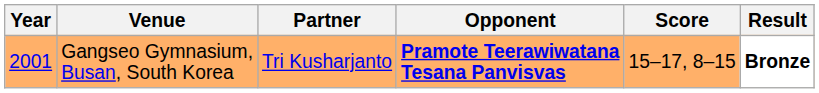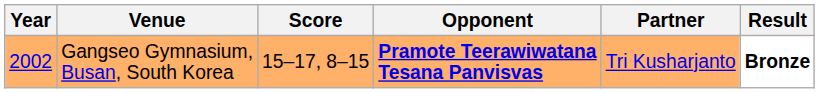columns swapped: (327, 20) <-> (682, 20)
(31, 62) 2001 -> (31, 62) 2002
